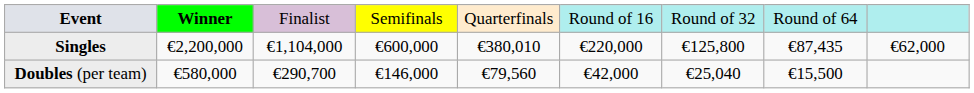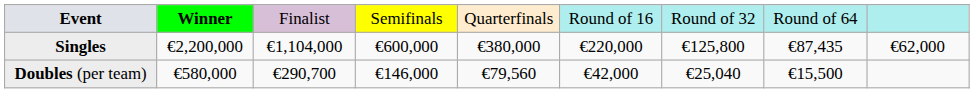(509, 46) €380,010 -> (509, 46) €380,000
